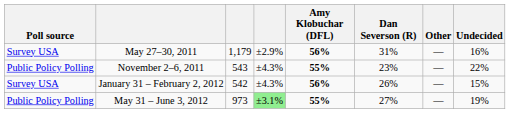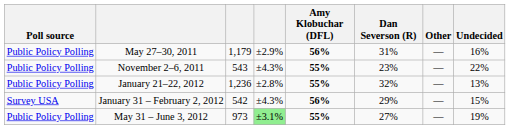(33, 51) Survey USA -> (50, 51) Public Policy Polling
+ row: (161, 84)
(388, 84) 26% -> (388, 100) 29%
